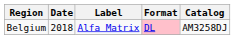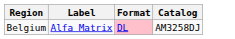- column: (62, 12)
